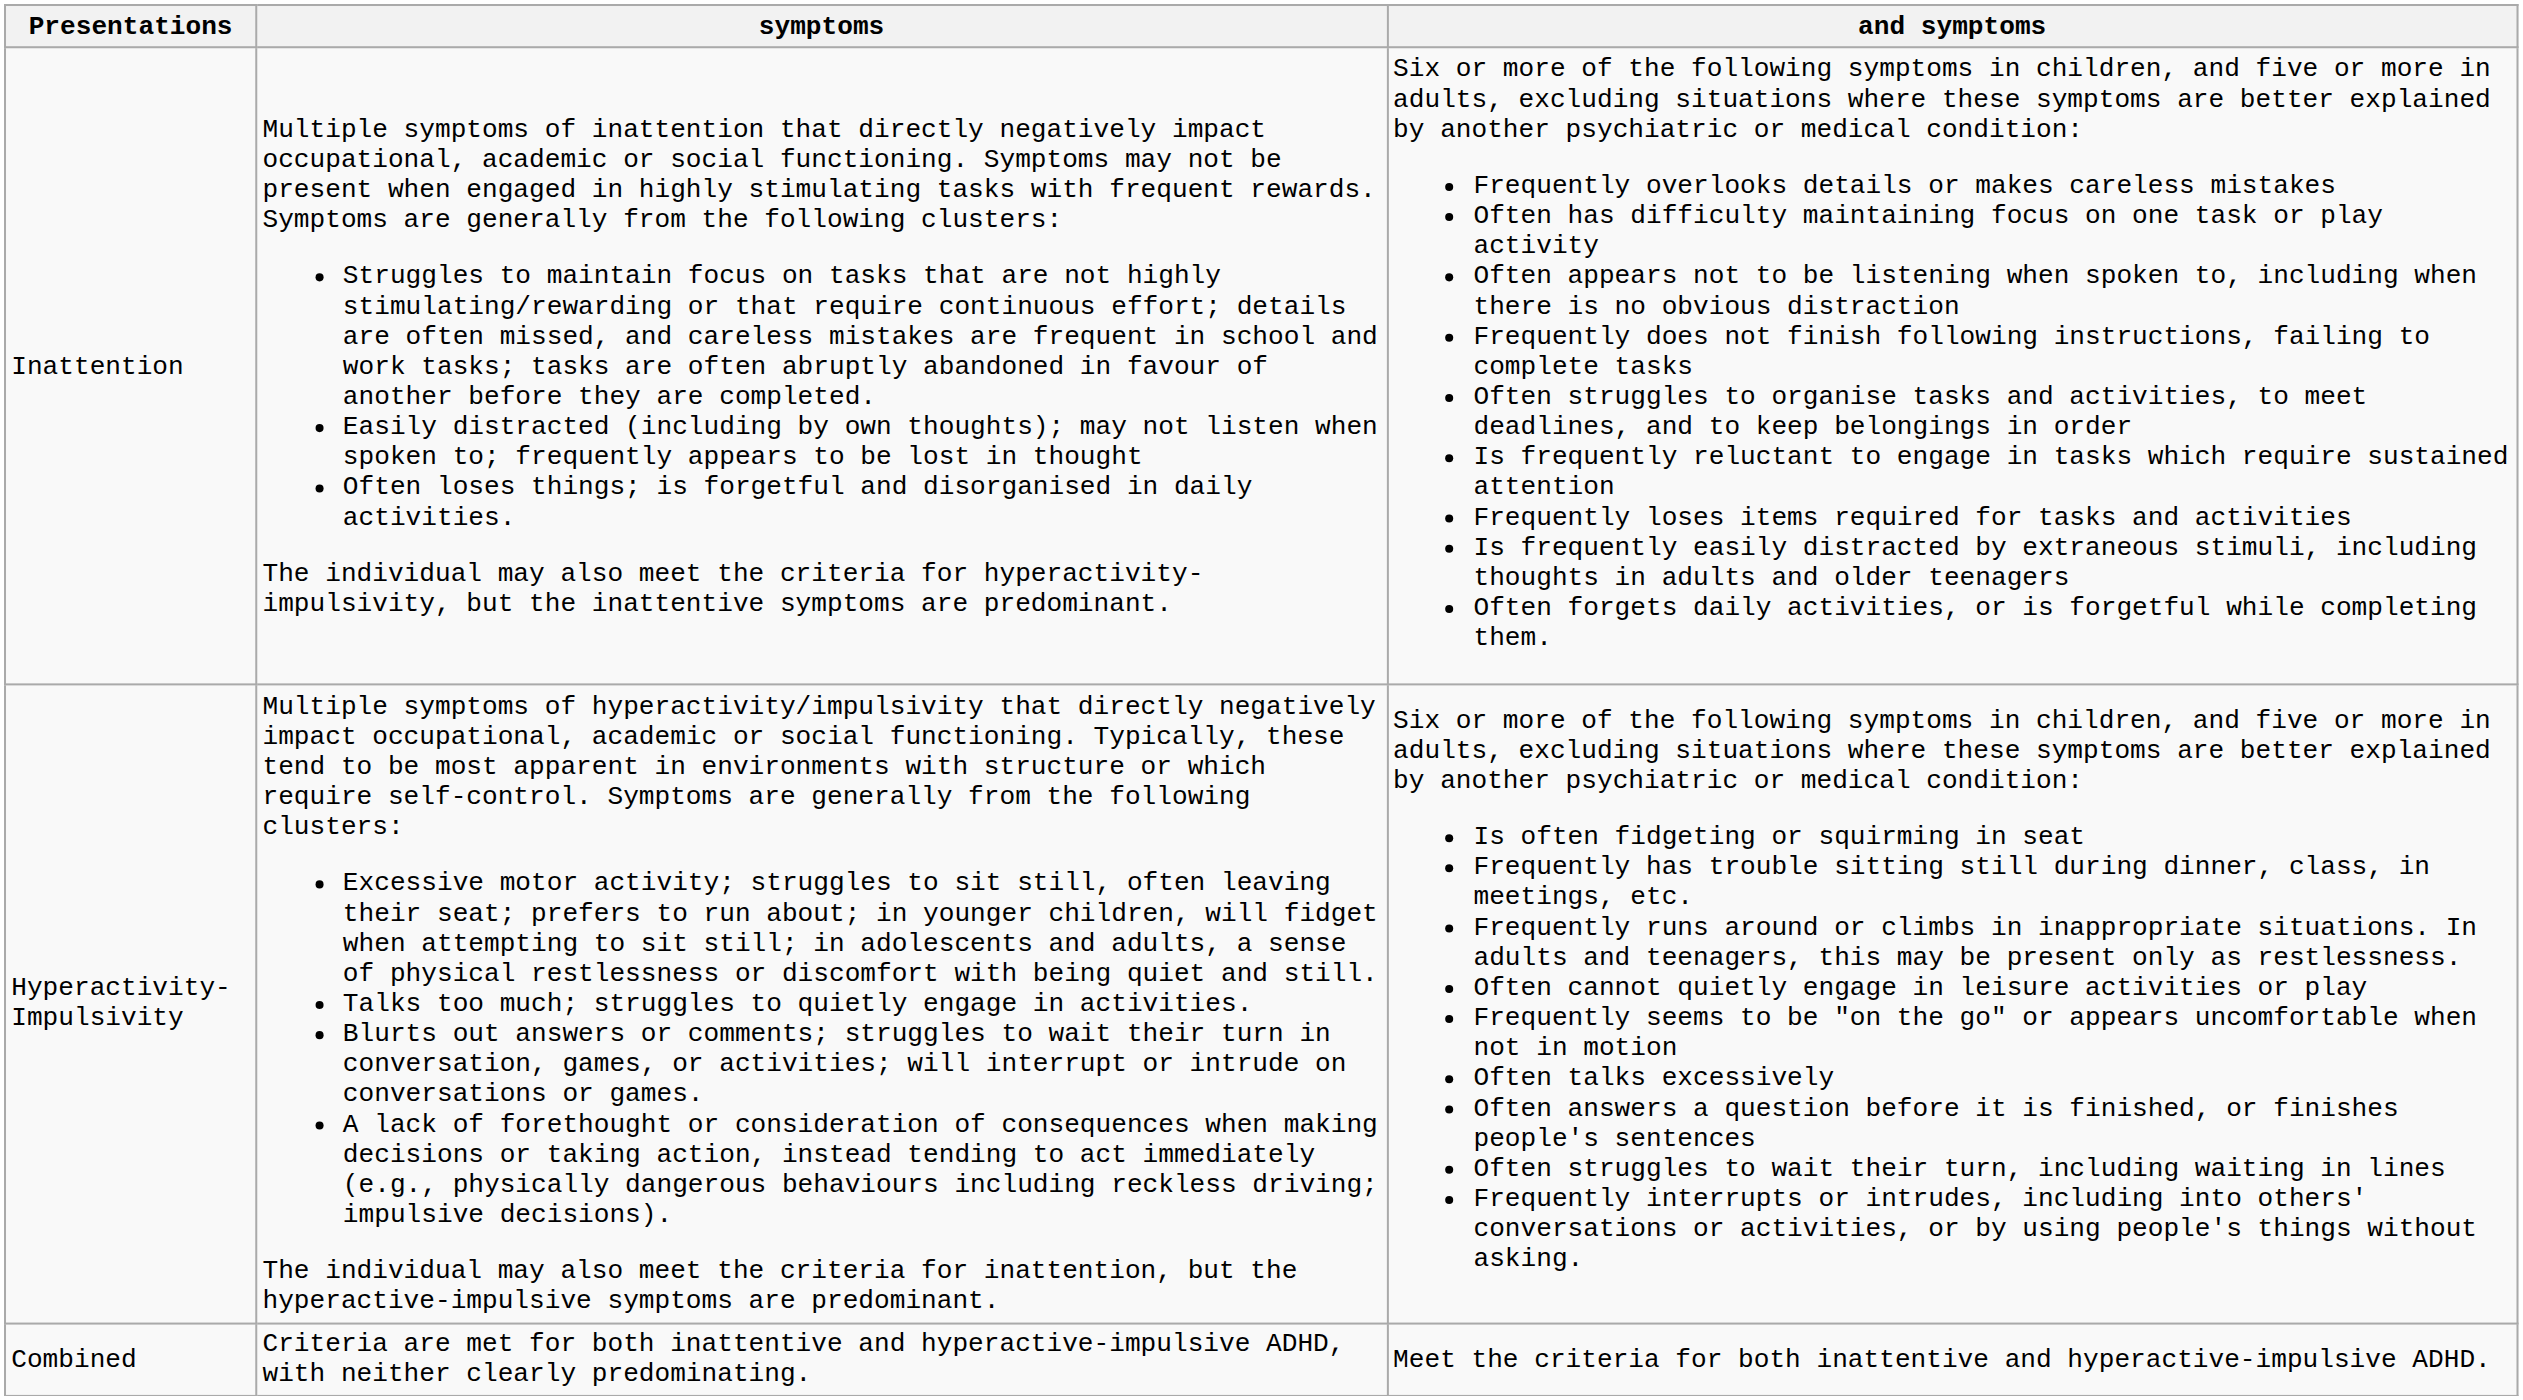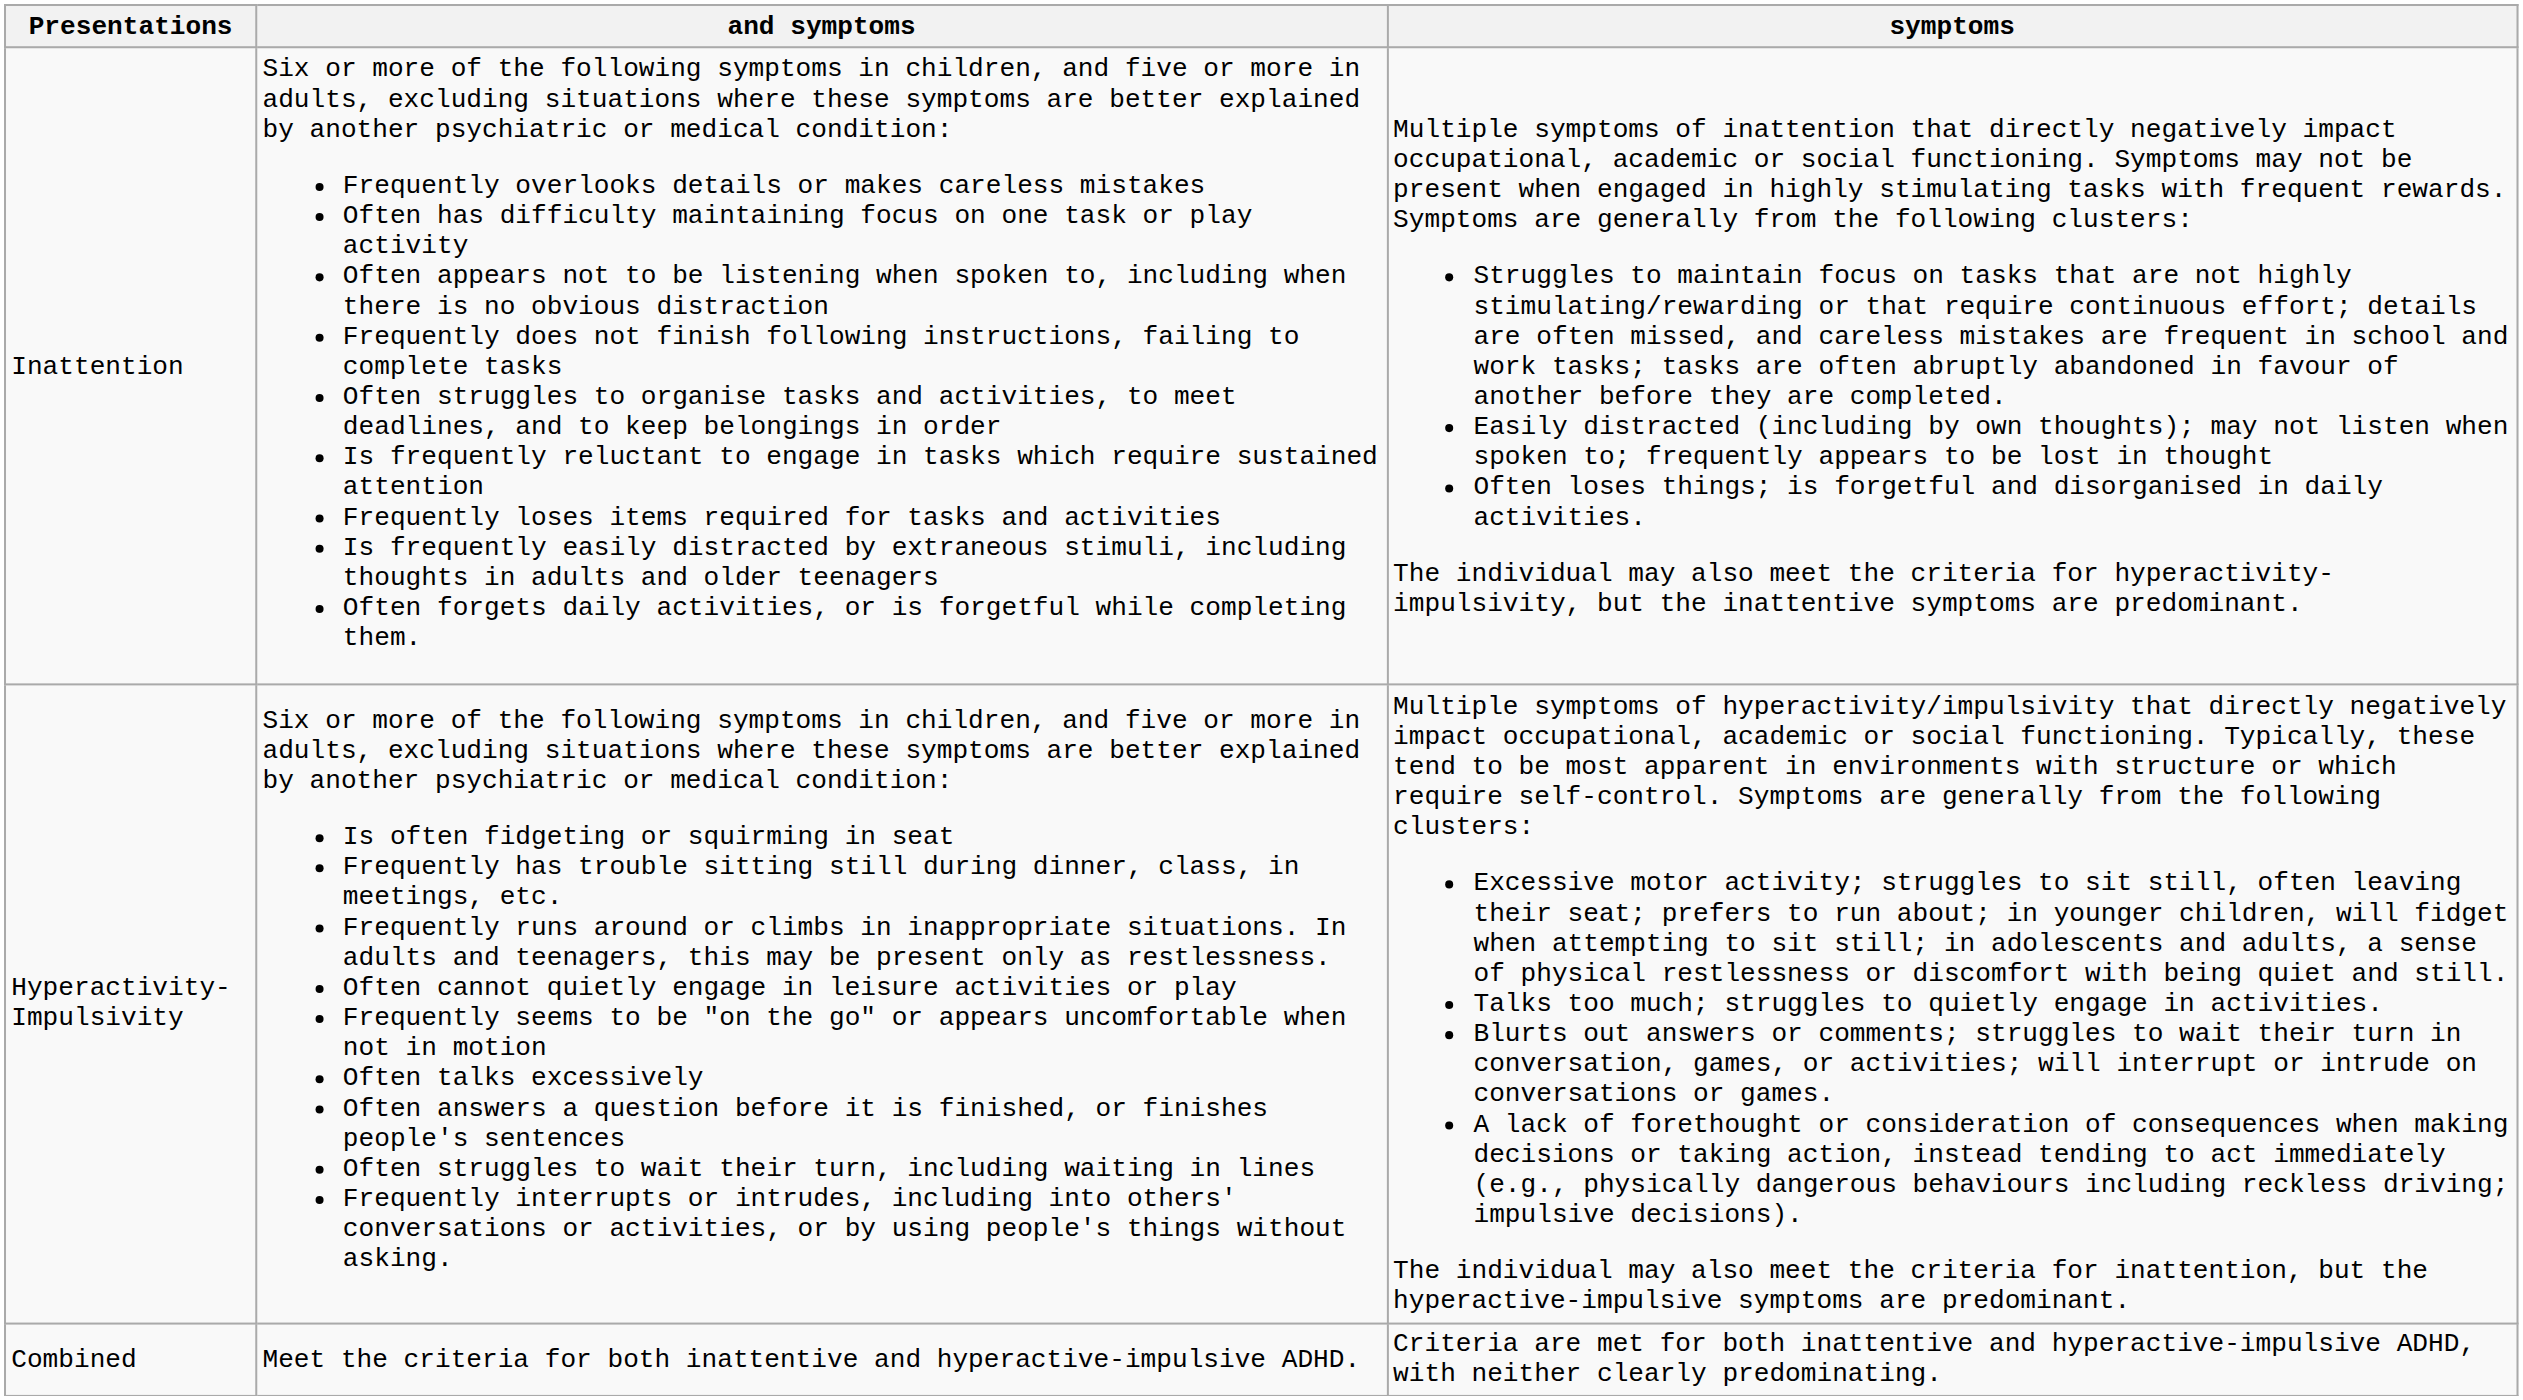columns swapped: (1952, 26) <-> (822, 26)
